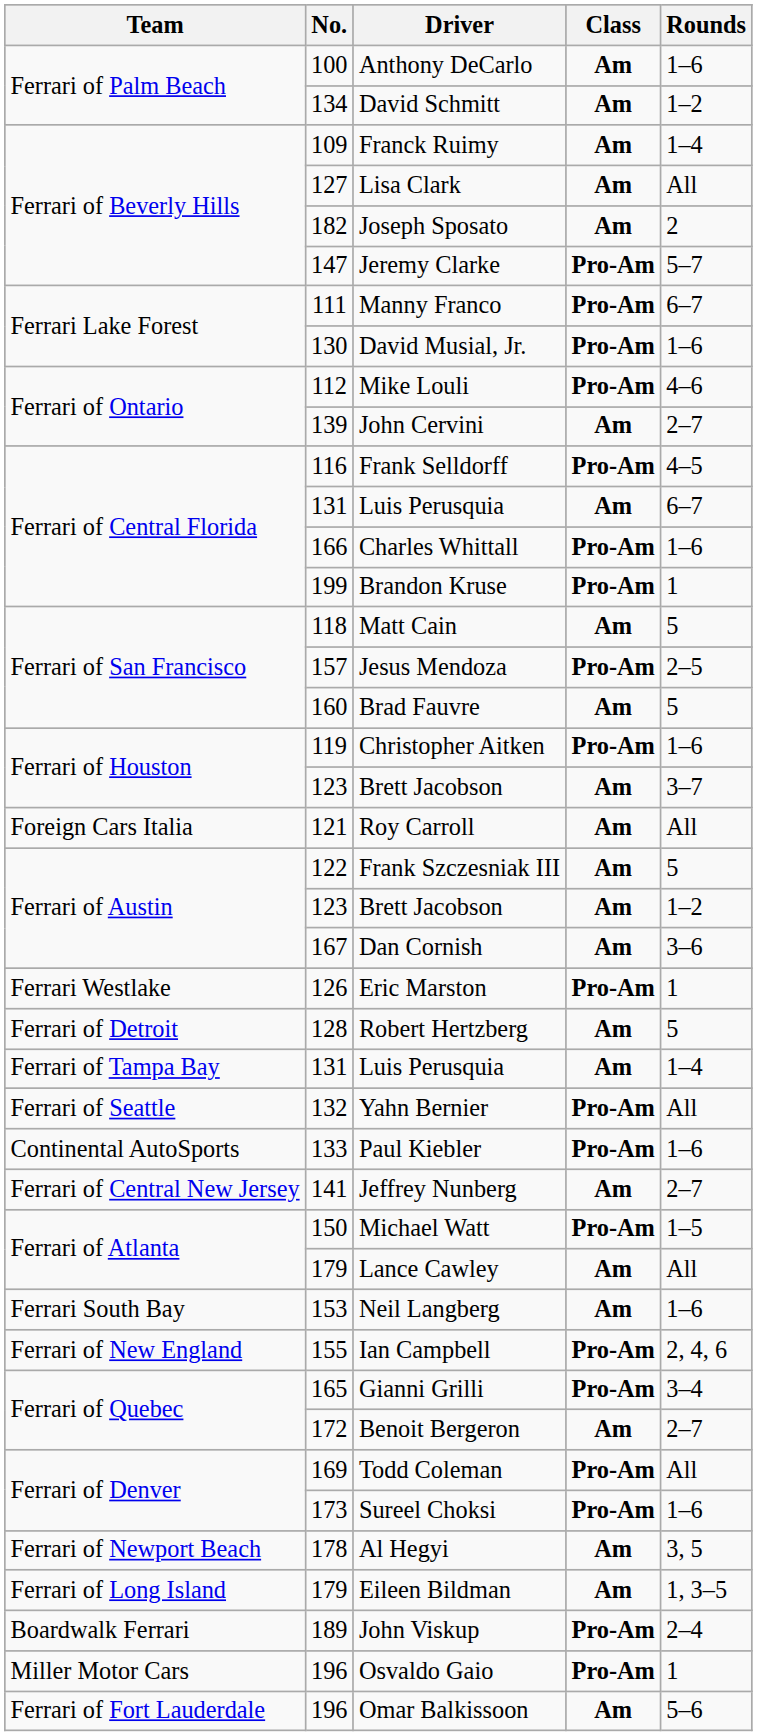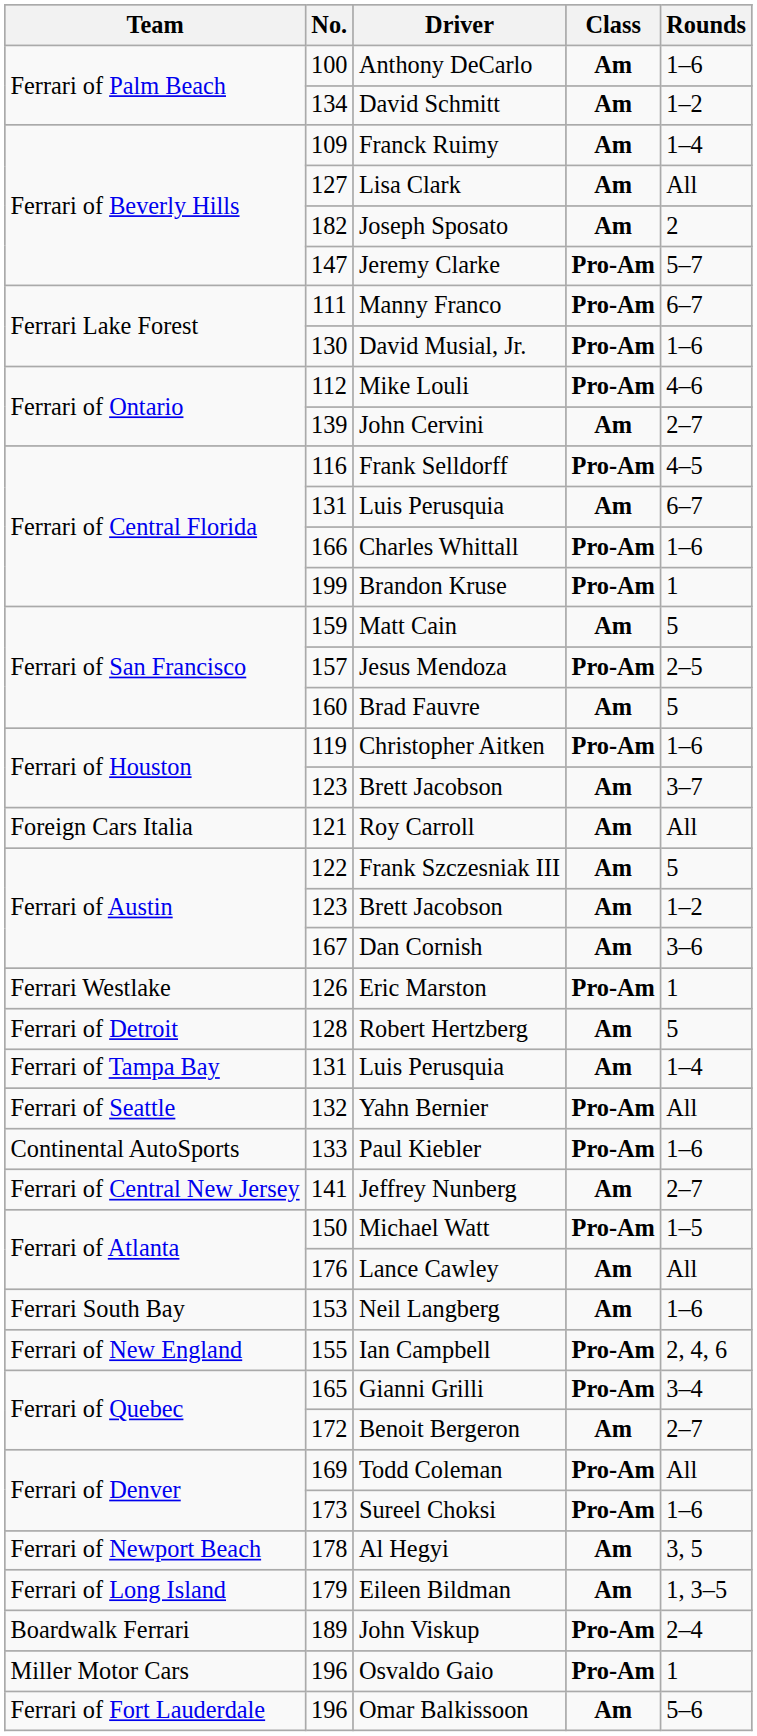(329, 627) 118 -> (329, 627) 159
(329, 1269) 179 -> (329, 1269) 176
